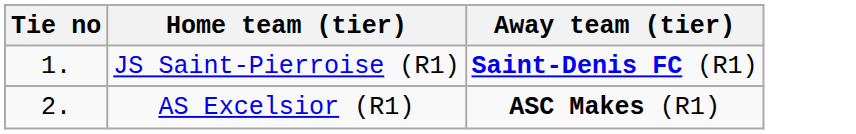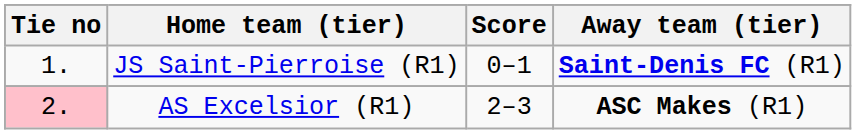+ column: (509, 25)
(56, 107) no background -> (56, 107) pink background
